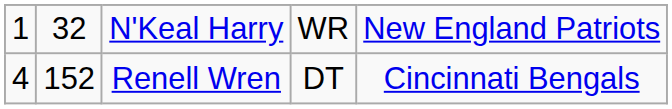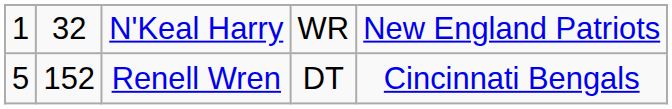(21, 77) 4 -> (21, 77) 5
